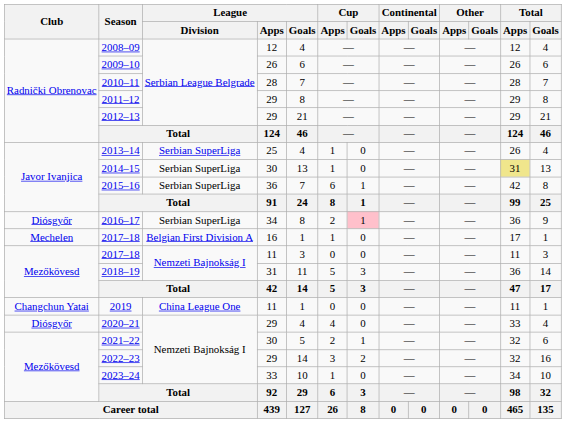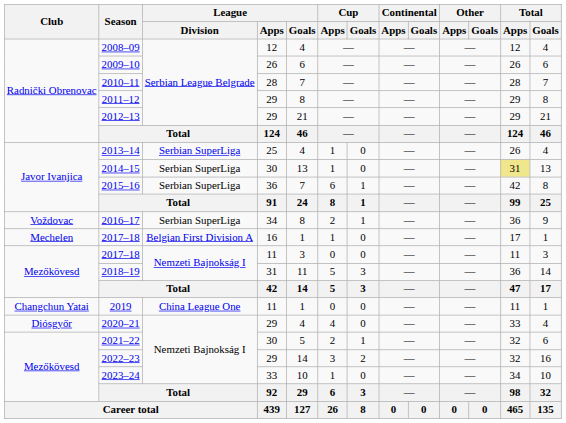(52, 220) Diósgyőr -> (52, 220) Voždovac
(363, 220) pink background -> (363, 220) no background
